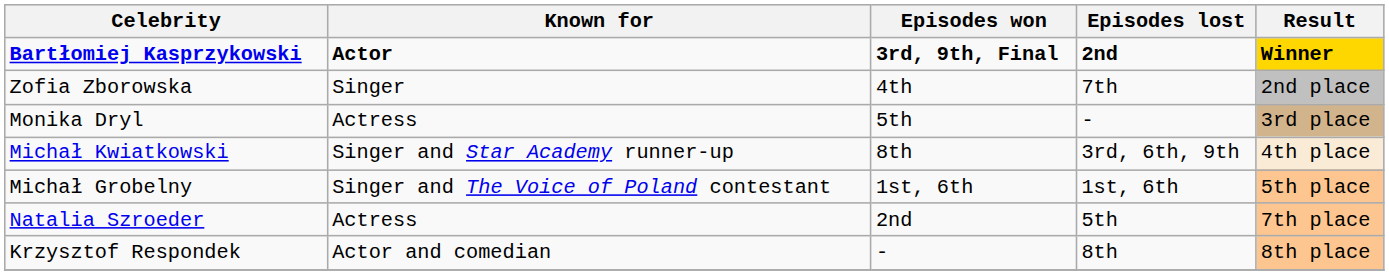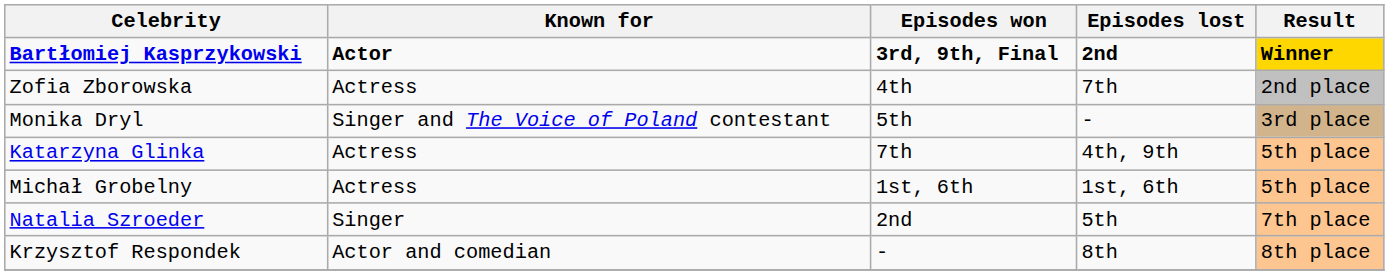(369, 87) Singer -> (375, 87) Actress
(375, 120) Actress -> (582, 120) Singer and The Voice of Poland contestant
- row: (119, 154)
+ row: (107, 154)
(582, 187) Singer and The Voice of Poland contestant -> (375, 187) Actress
(375, 220) Actress -> (369, 220) Singer
